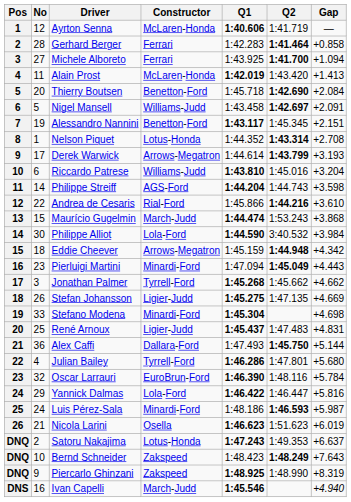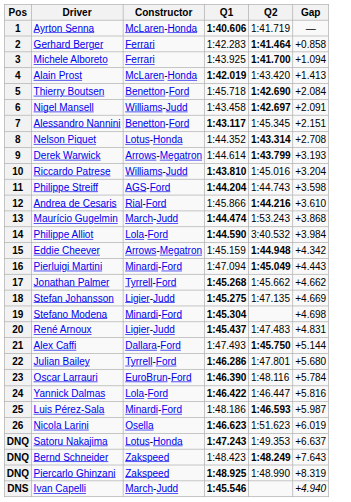- column: (40, 12)
